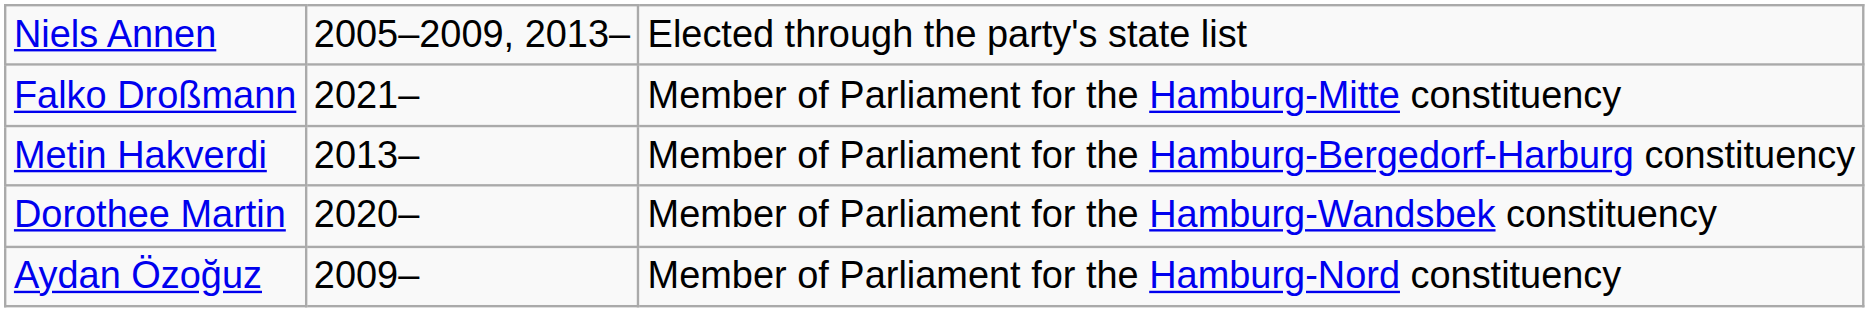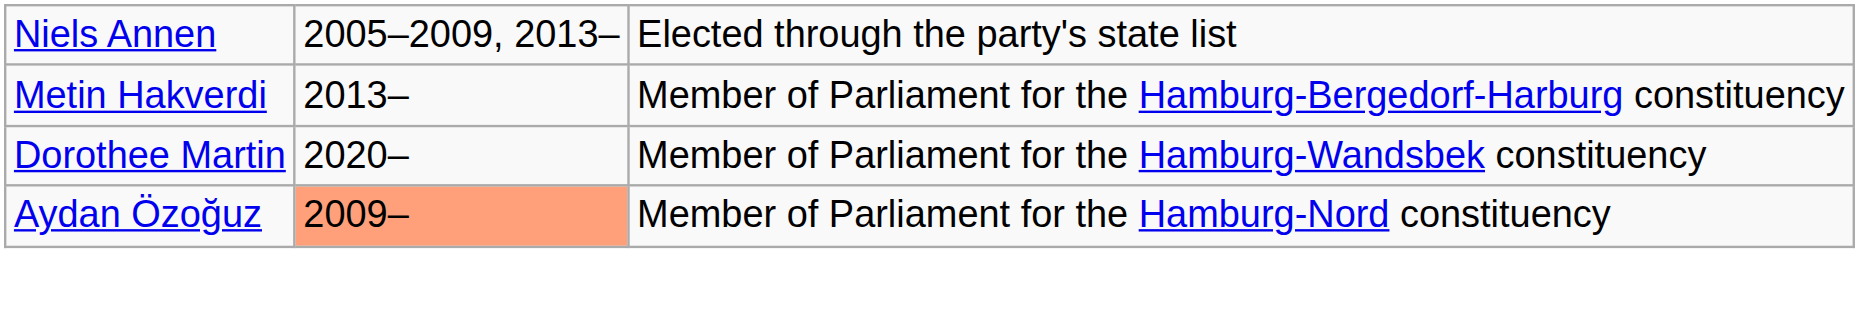- row: (155, 94)
(367, 275) no background -> (356, 214) lightsalmon background
